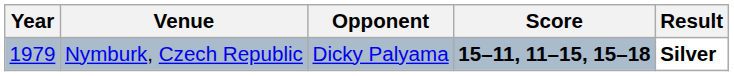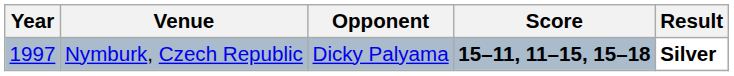(32, 54) 1979 -> (32, 54) 1997
